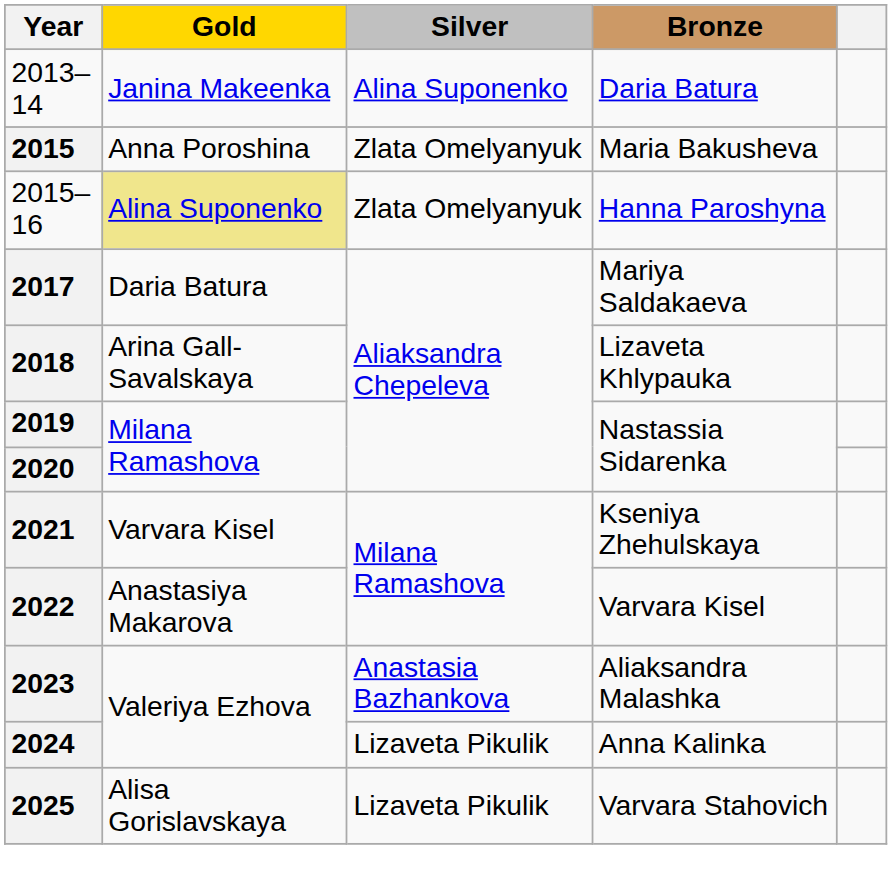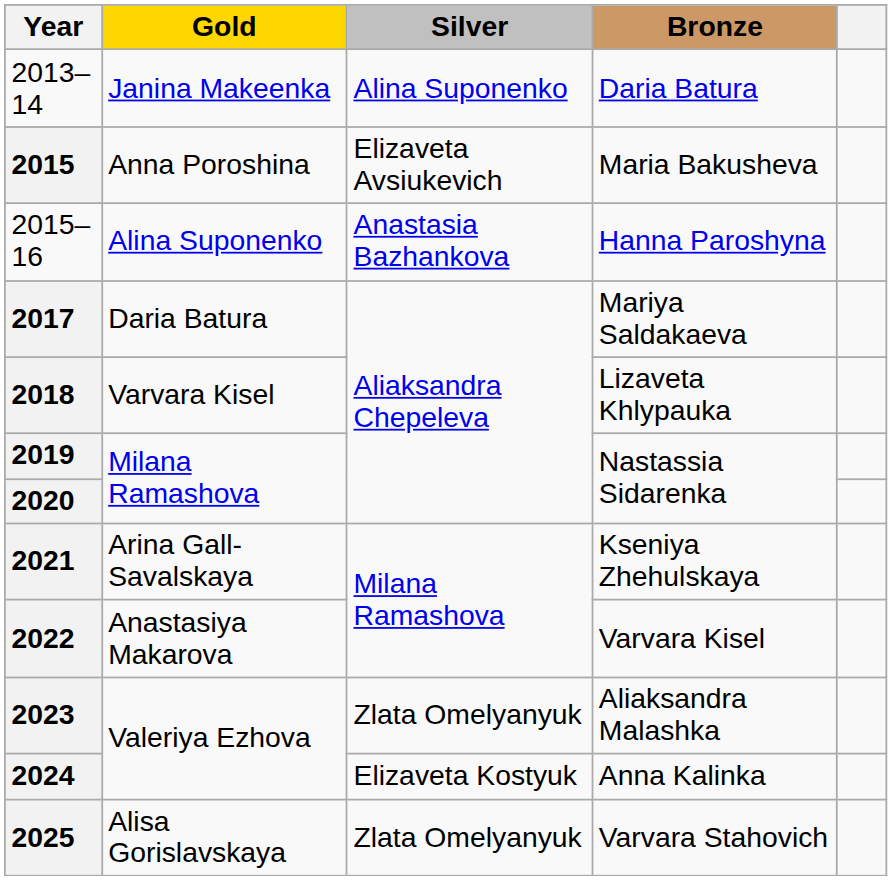(468, 148) Zlata Omelyanyuk -> (428, 164) Elizaveta Avsiukevich
(215, 209) khaki background -> (215, 241) no background
(468, 209) Zlata Omelyanyuk -> (431, 241) Anastasia Bazhankova
(181, 363) Arina Gall-Savalskaya -> (191, 394) Varvara Kisel
(191, 529) Varvara Kisel -> (181, 561) Arina Gall-Savalskaya
(431, 683) Anastasia Bazhankova -> (468, 715) Zlata Omelyanyuk
(451, 744) Lizaveta Pikulik -> (465, 775) Elizaveta Kostyuk
(451, 804) Lizaveta Pikulik -> (468, 836) Zlata Omelyanyuk
